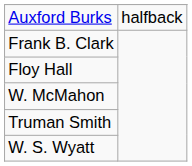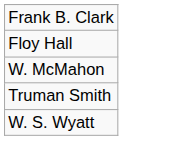- row: (60, 17)
